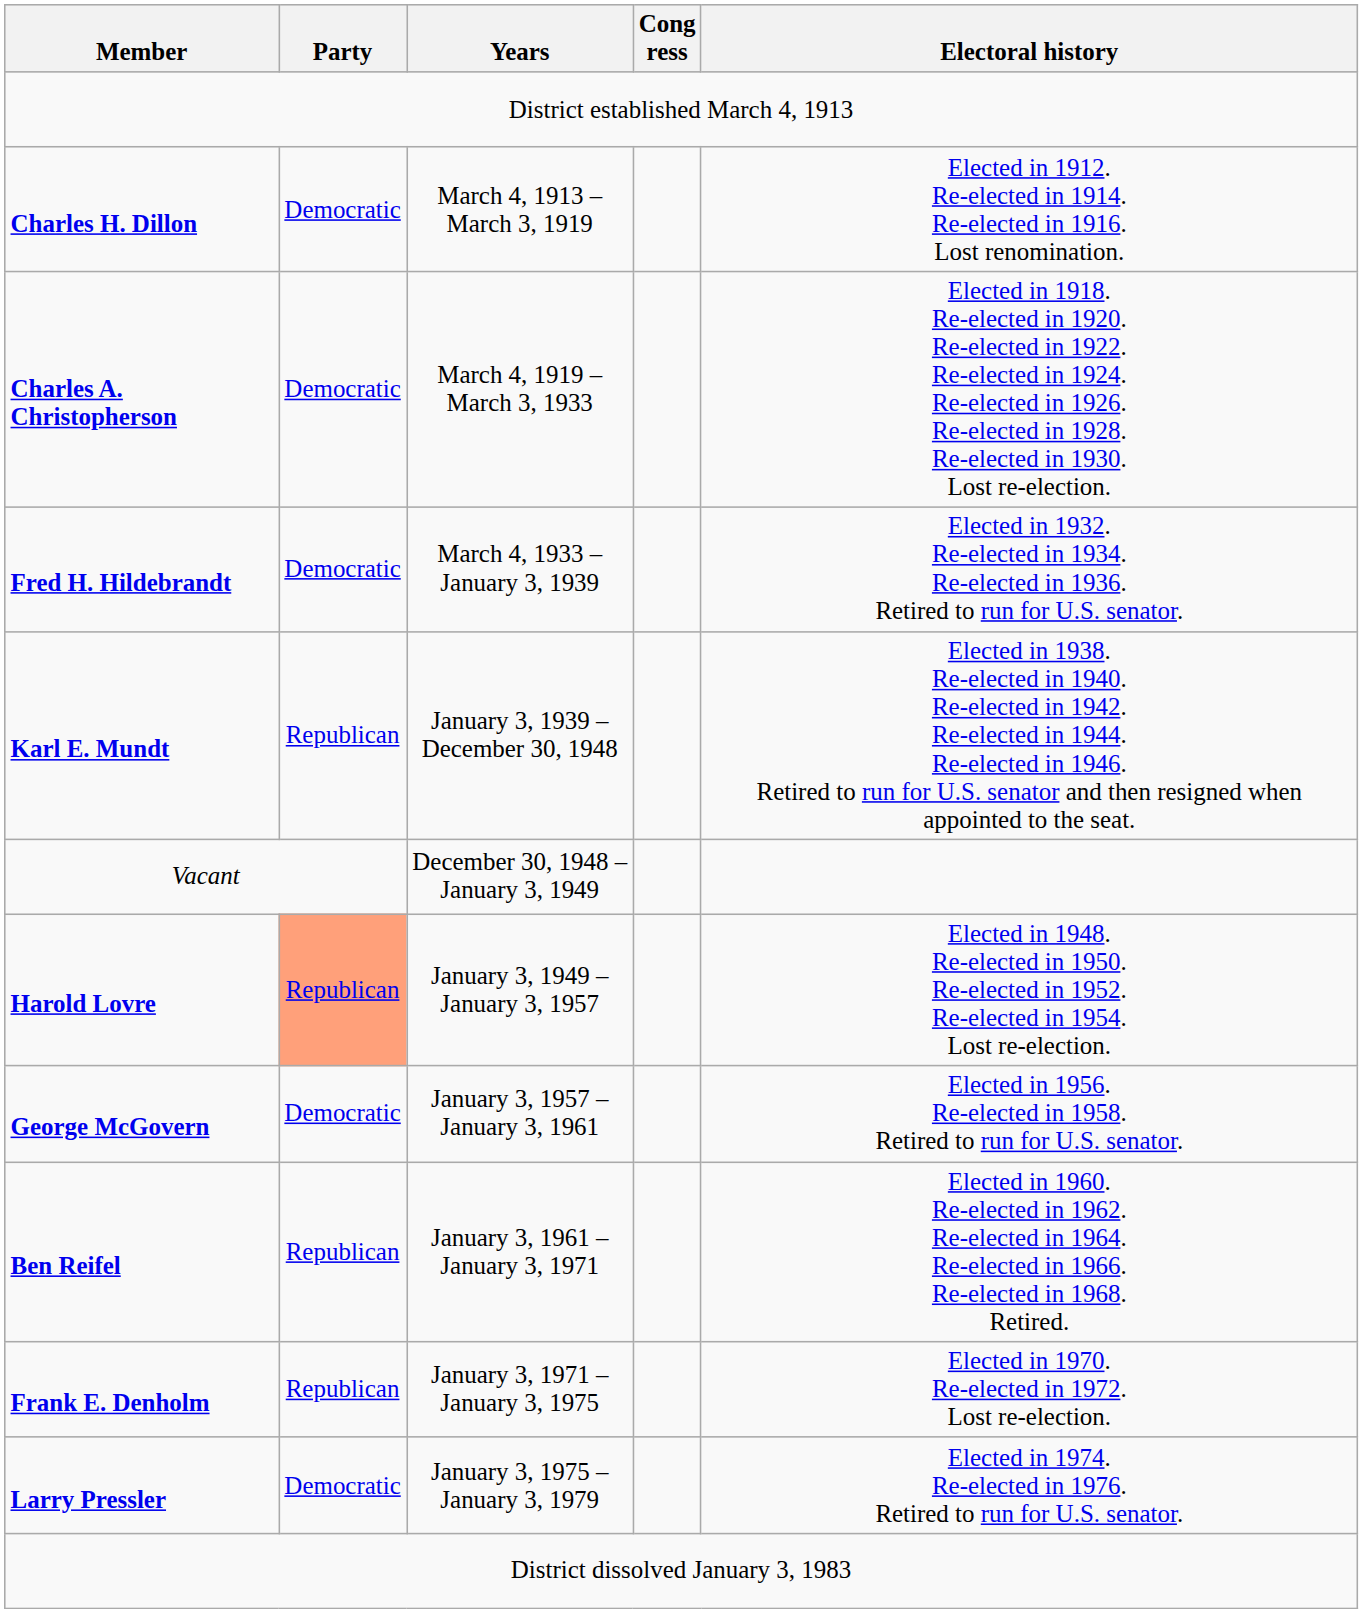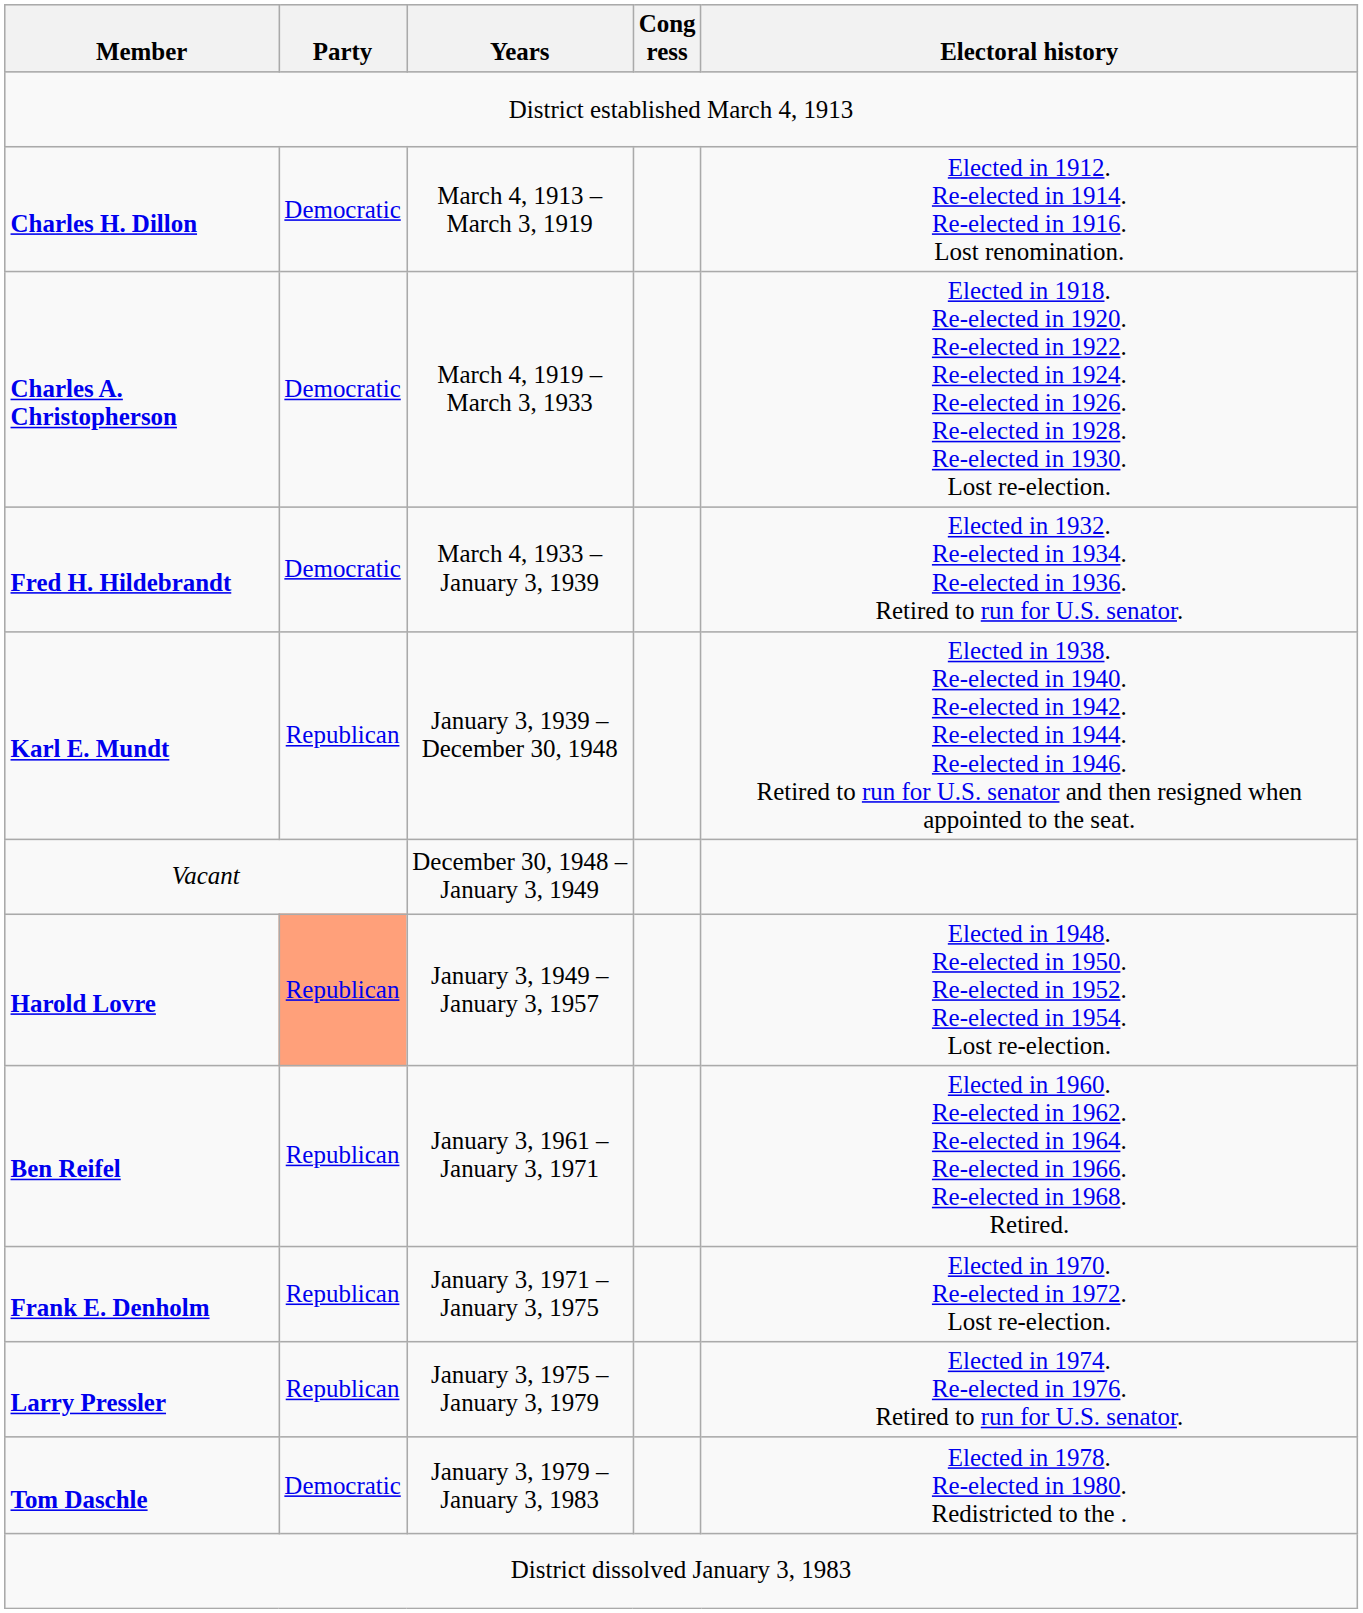- row: (110, 1127)
(343, 1485) Democratic -> (343, 1389) Republican
+ row: (79, 1499)
